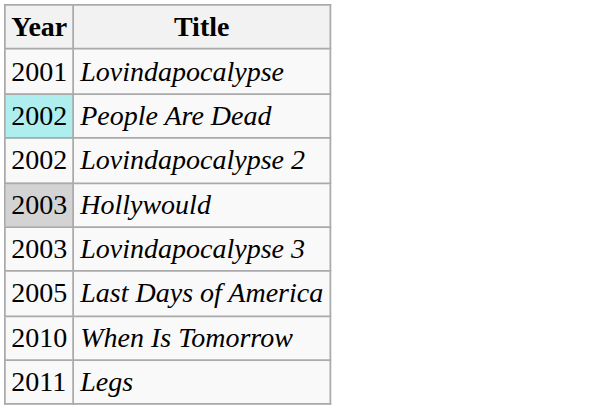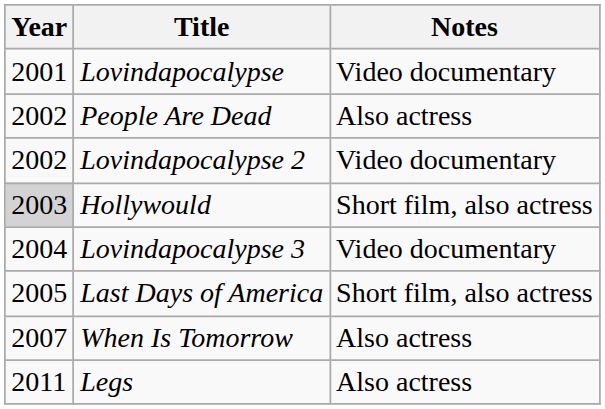+ column: (464, 26)
(39, 115) paleturquoise background -> (39, 115) no background
(39, 248) 2003 -> (39, 248) 2004
(39, 337) 2010 -> (39, 337) 2007
